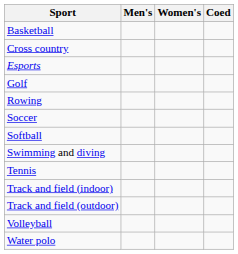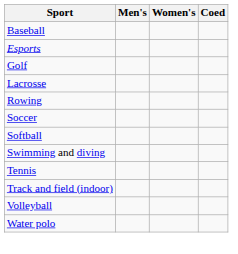+ row: (26, 30)
- row: (30, 30)
- row: (38, 48)
+ row: (27, 83)
- row: (63, 205)
